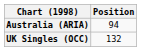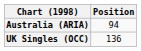(114, 39) 132 -> (114, 39) 136
